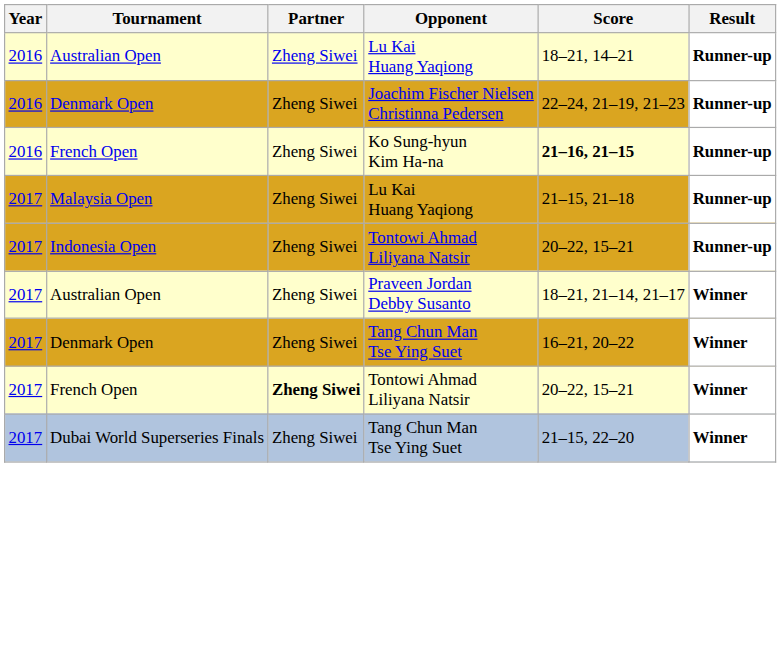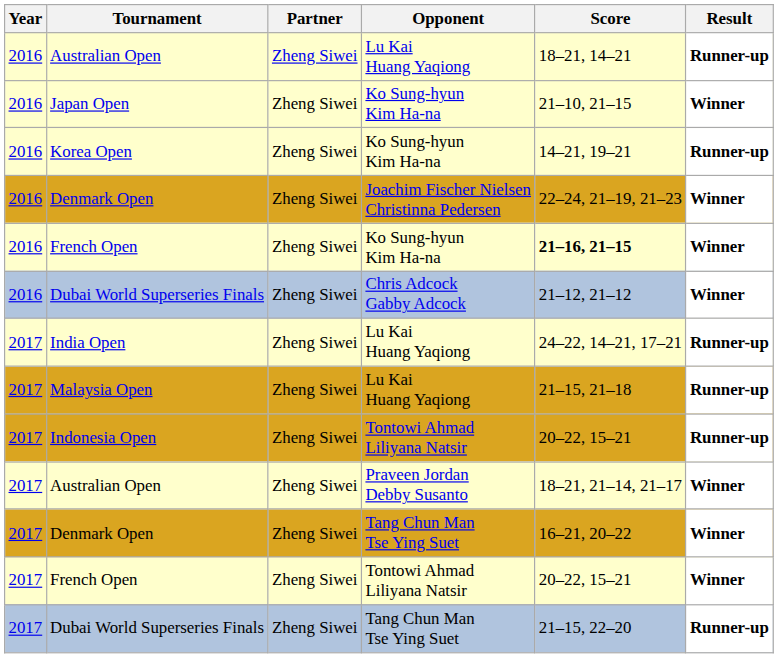+ row: (90, 104)
+ row: (91, 151)
(732, 104) Runner-up -> (717, 199) Winner
(732, 151) Runner-up -> (717, 247) Winner
+ row: (157, 294)
+ row: (88, 342)
(316, 390) bold -> (315, 580) normal
(720, 437) Winner -> (729, 628) Runner-up
